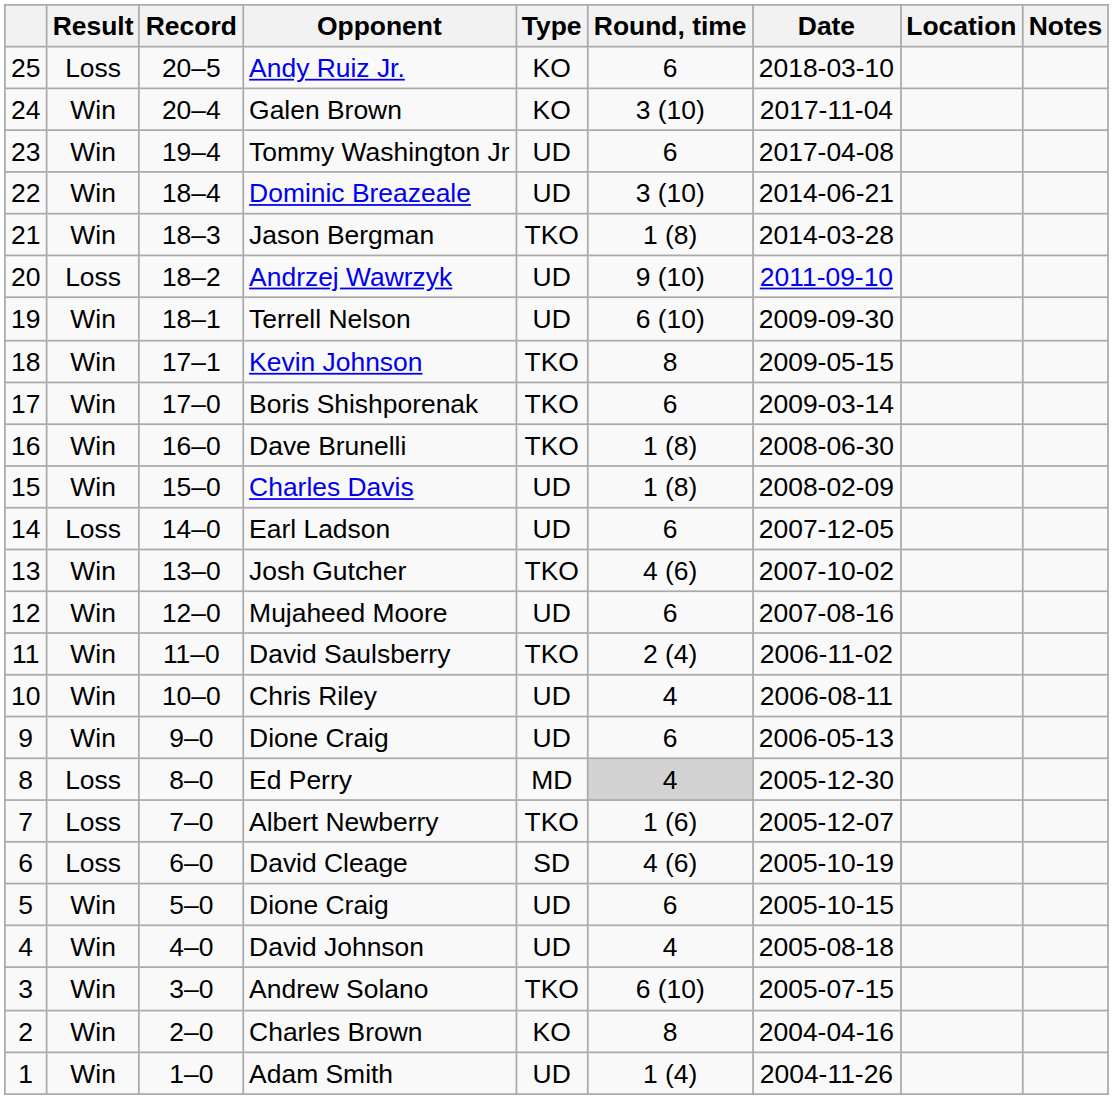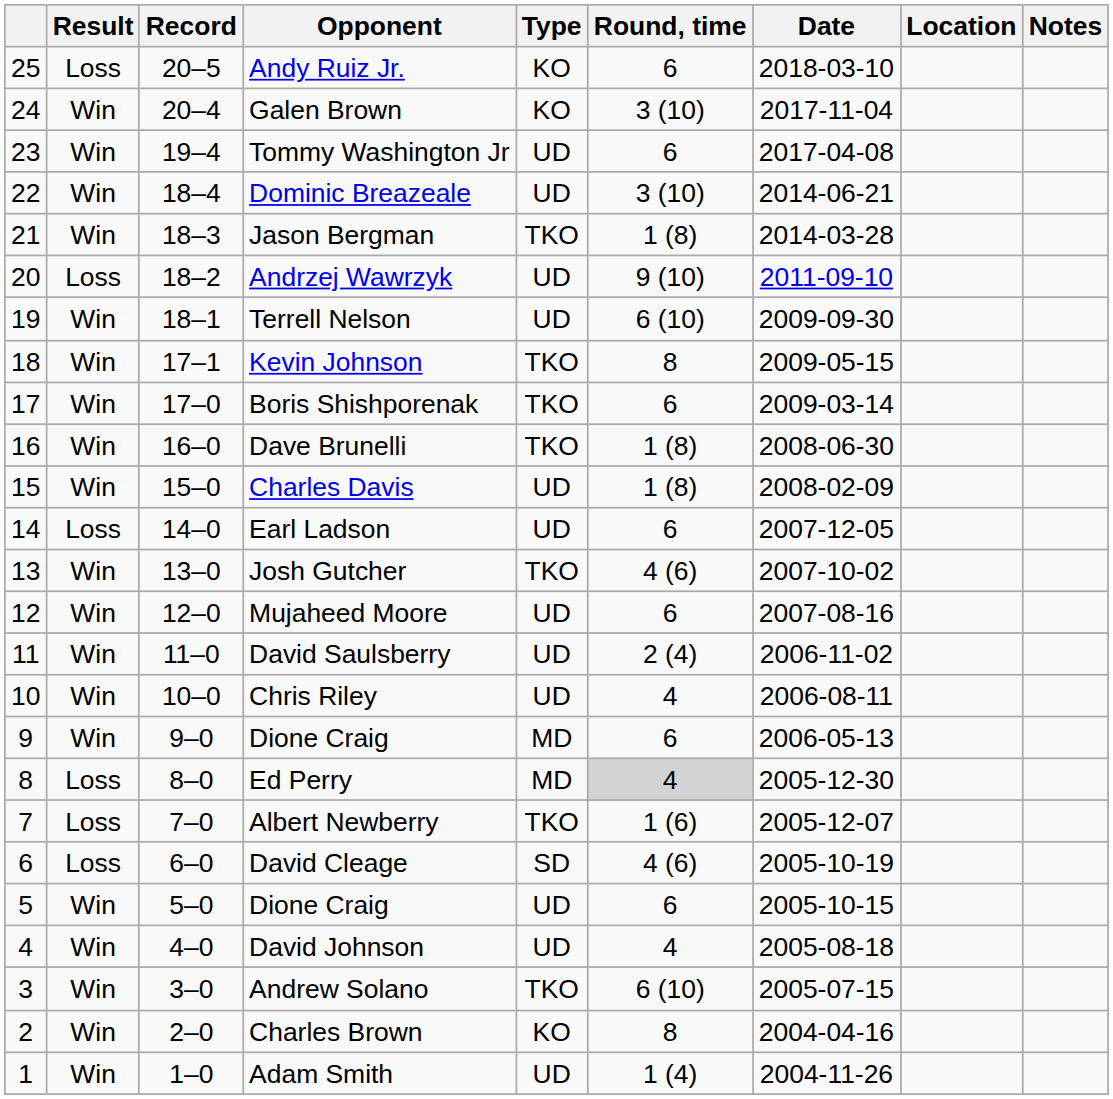(552, 654) TKO -> (552, 654) UD
(552, 738) UD -> (552, 738) MD
